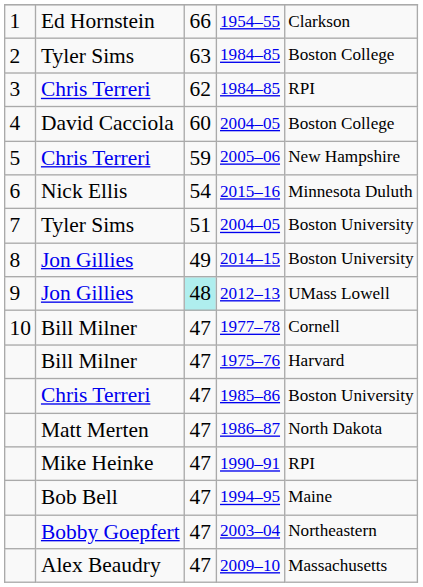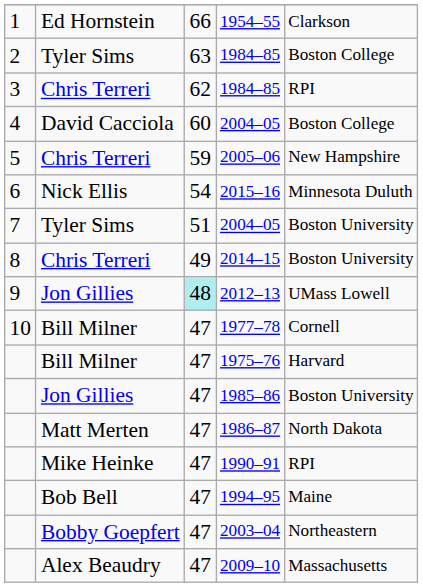(87, 259) Jon Gillies -> (96, 259) Chris Terreri
(96, 395) Chris Terreri -> (87, 395) Jon Gillies
